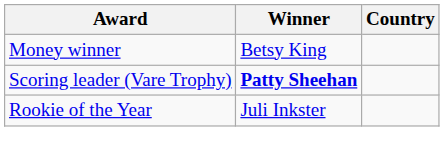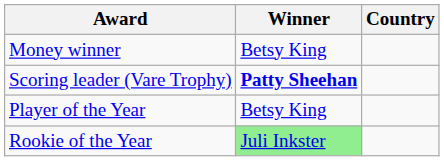+ row: (77, 110)
(283, 110) no background -> (283, 140) lightgreen background
